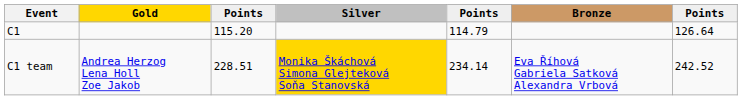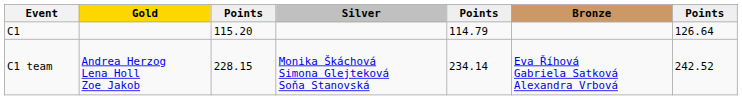(233, 67) 228.51 -> (233, 67) 228.15
(334, 73) gold background -> (334, 73) no background
